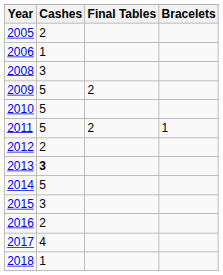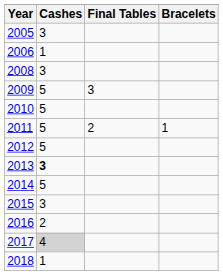(43, 33) 2 -> (43, 33) 3
(91, 90) 2 -> (91, 90) 3
(43, 147) 2 -> (43, 147) 5
(43, 242) no background -> (43, 242) lightgrey background
